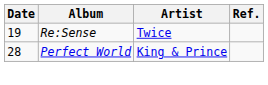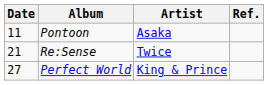+ row: (65, 33)
(14, 33) 19 -> (14, 52) 21
(14, 52) 28 -> (14, 70) 27
